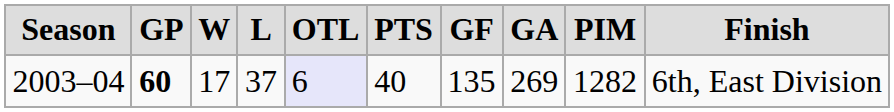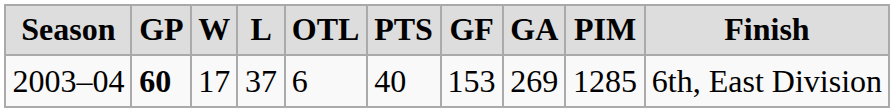(300, 80) lavender background -> (300, 80) no background
(472, 80) 135 -> (472, 80) 153
(605, 80) 1282 -> (605, 80) 1285
